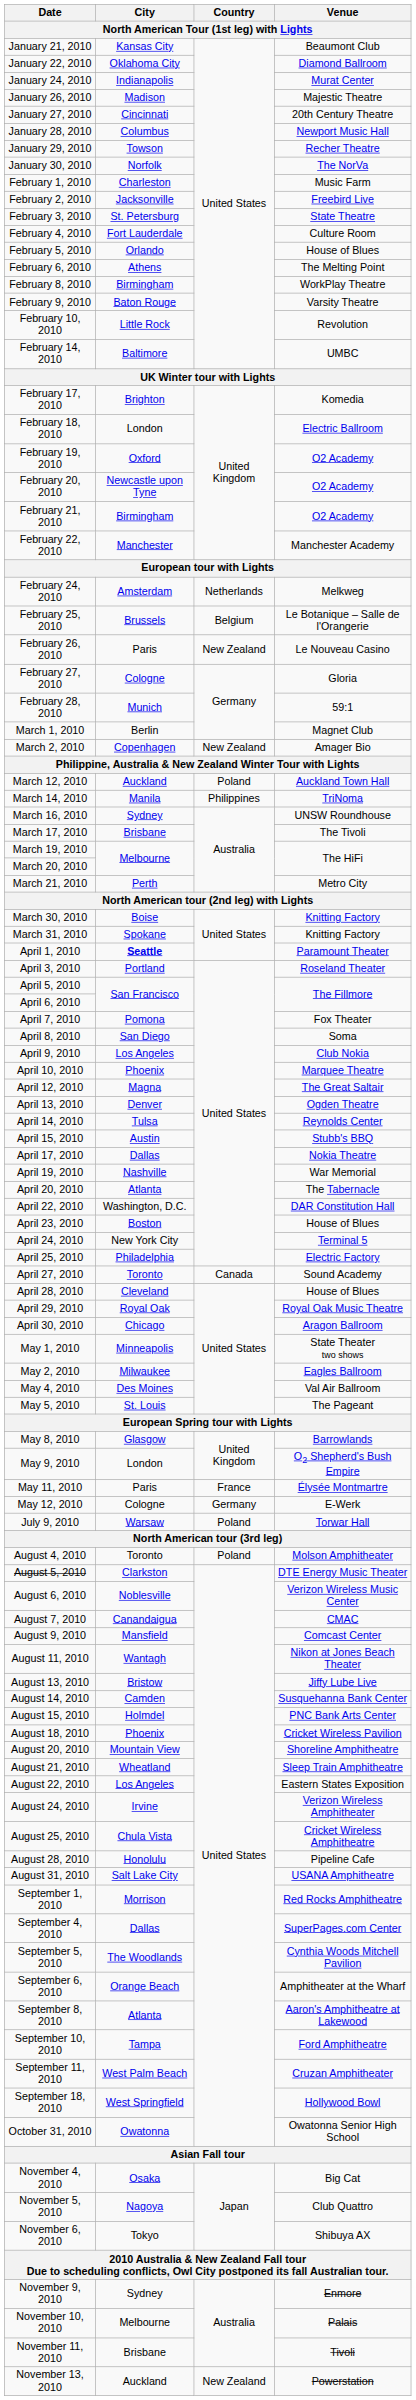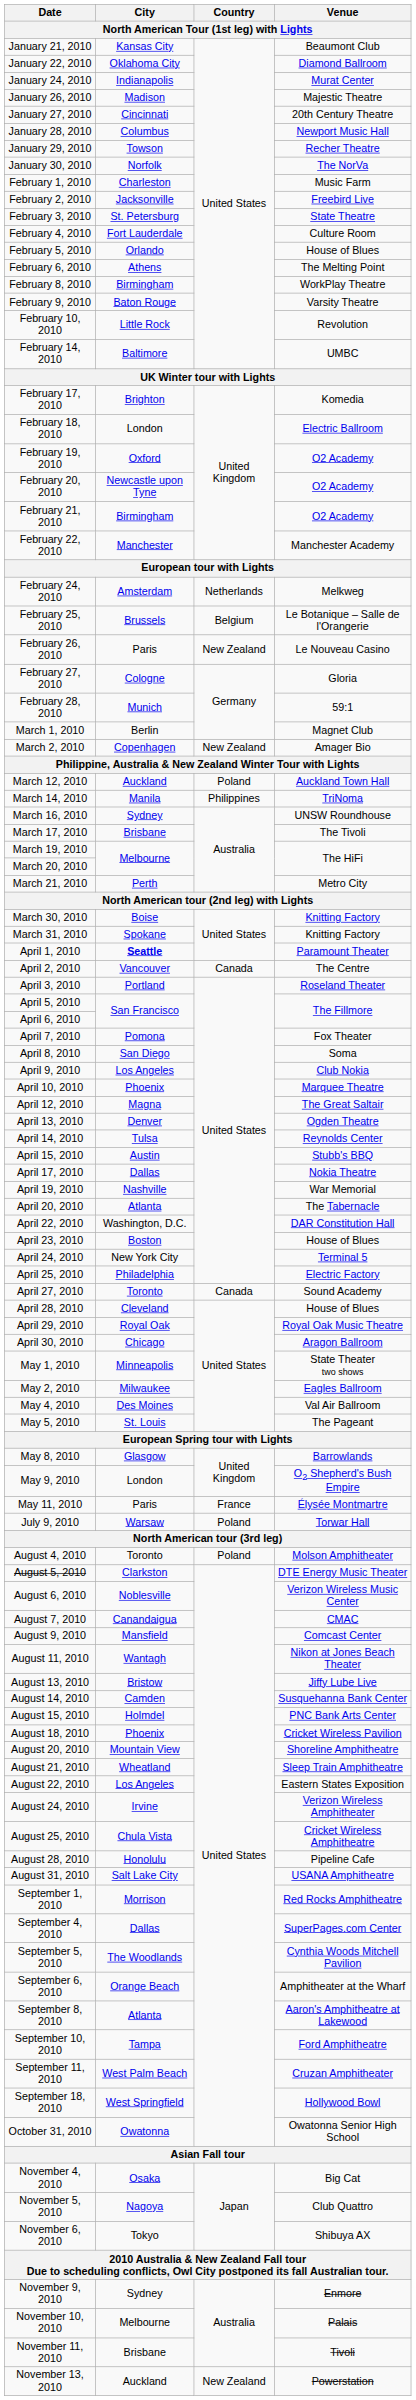+ row: (50, 968)
- row: (50, 1505)
